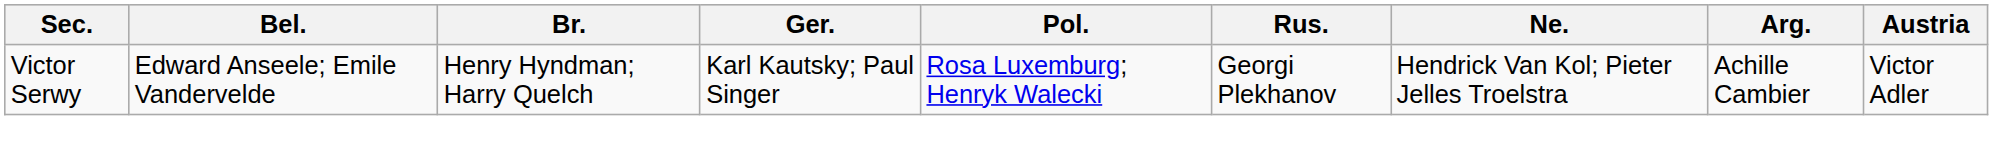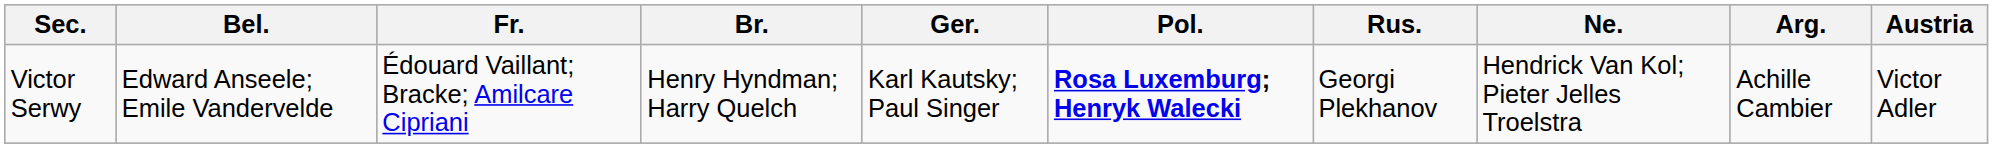+ column: (509, 24)
(1027, 79) normal -> (1162, 93) bold
